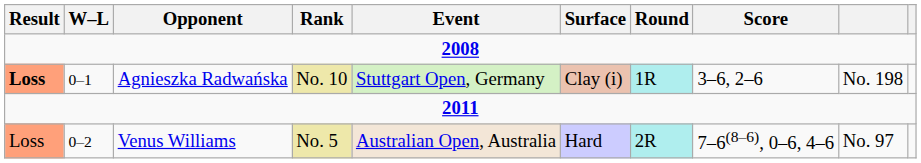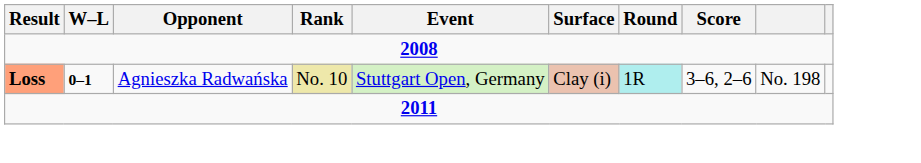(80, 79) normal -> (80, 78) bold
- row: (177, 140)
